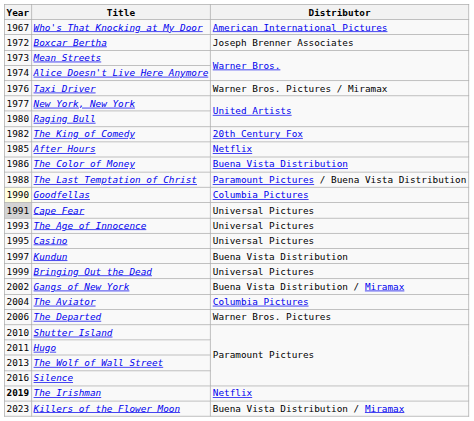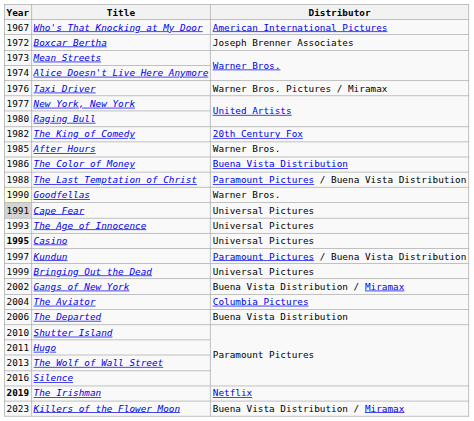(232, 149) Netflix -> (247, 149) Warner Bros.
(261, 195) Columbia Pictures -> (247, 195) Warner Bros.
(18, 241) normal -> (18, 241) bold
(280, 256) Buena Vista Distribution -> (340, 256) Paramount Pictures / Buena Vista Distribution
(272, 317) Warner Bros. Pictures -> (280, 317) Buena Vista Distribution
